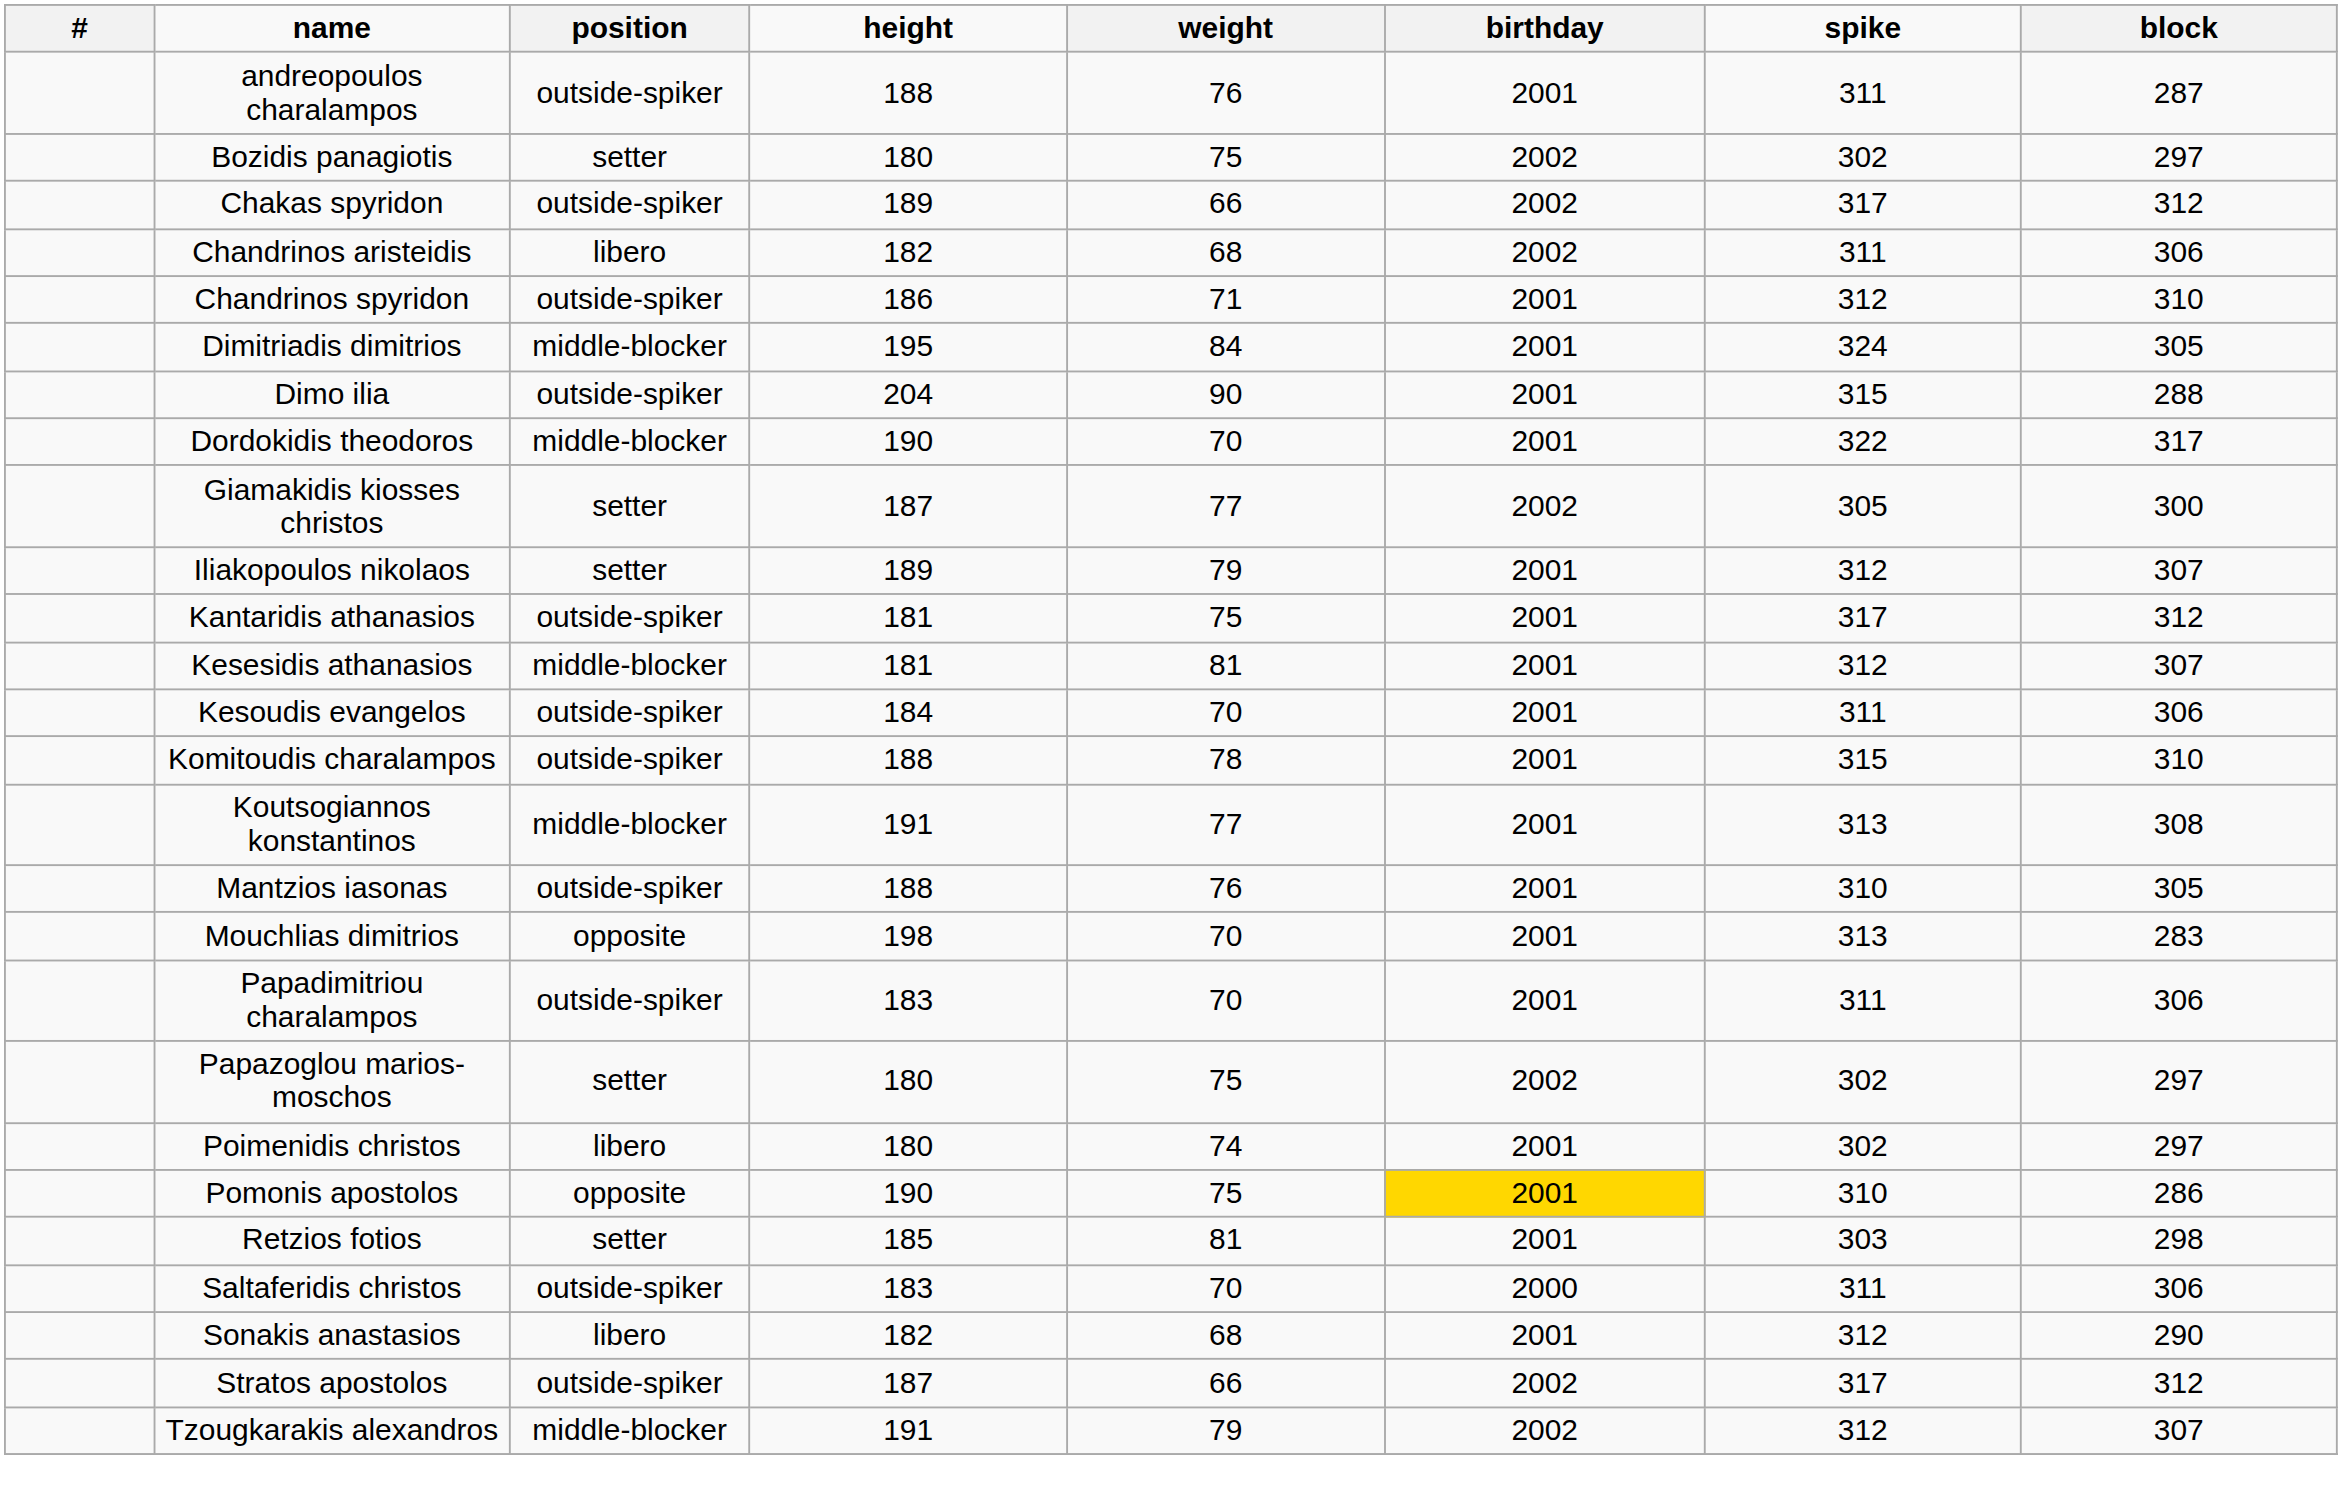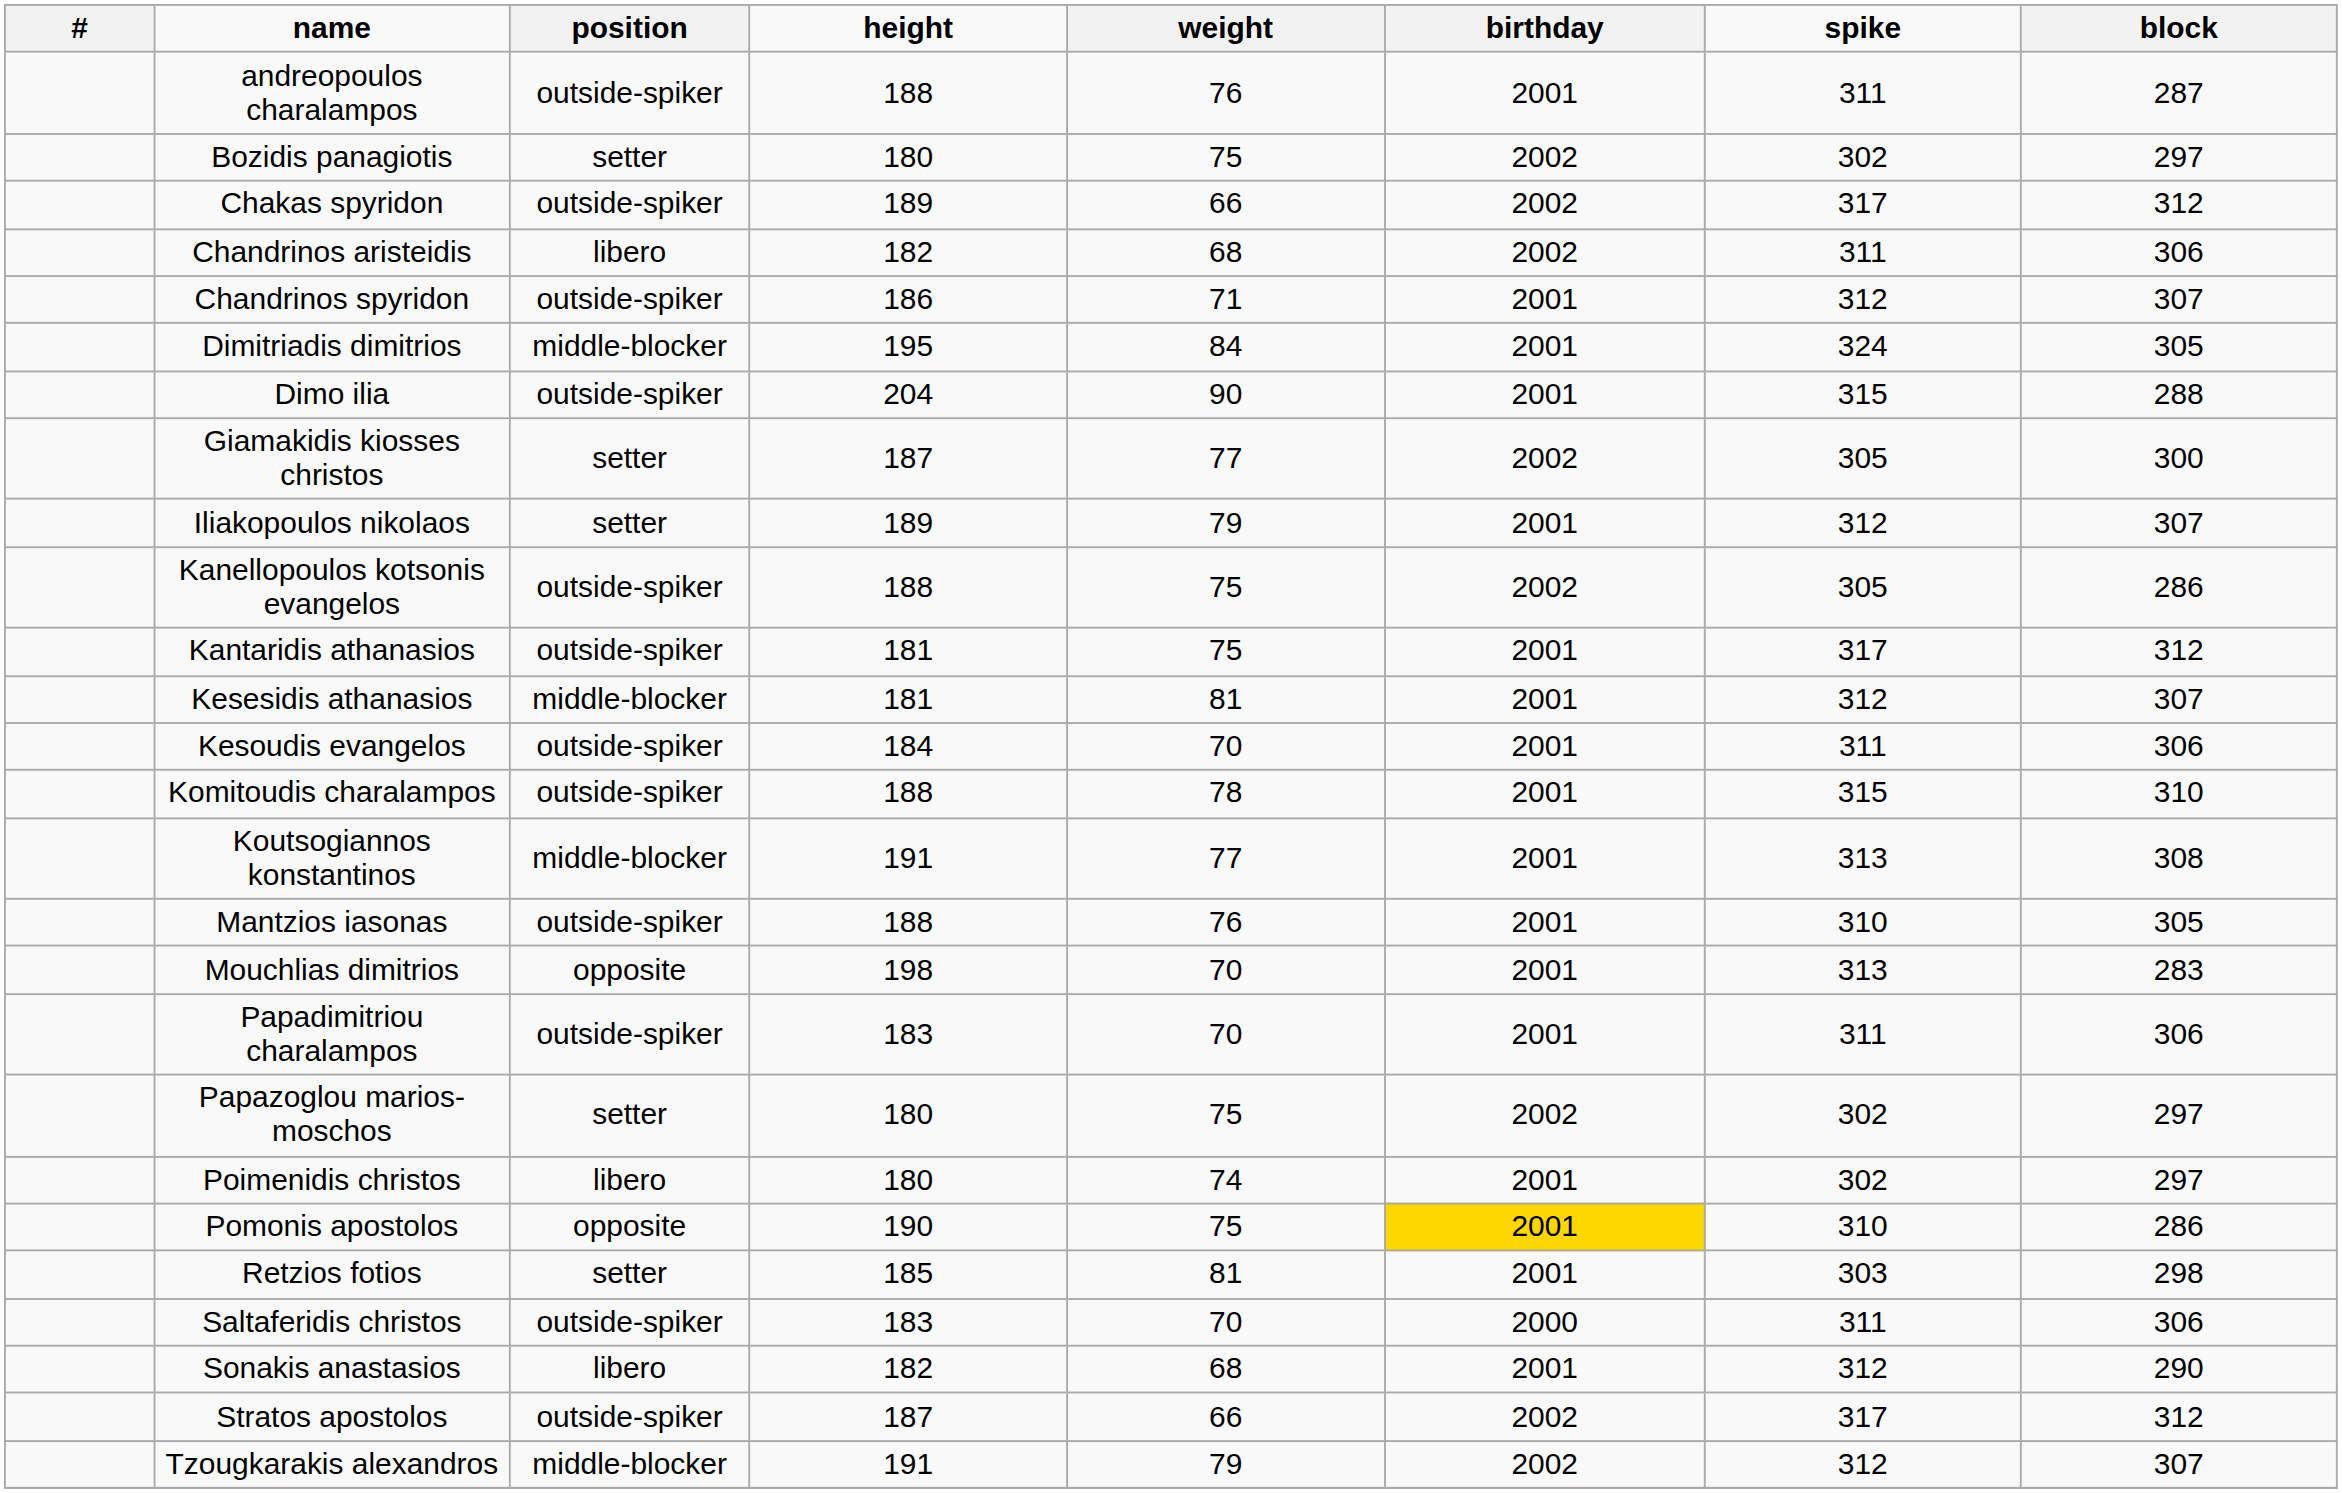(2179, 299) 310 -> (2179, 299) 307
- row: (332, 441)
+ row: (332, 586)
